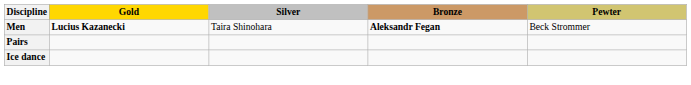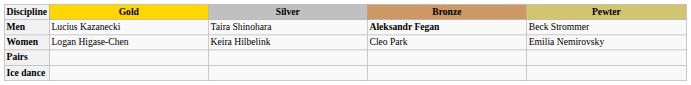(88, 27) bold -> (86, 27) normal
+ row: (22, 42)
